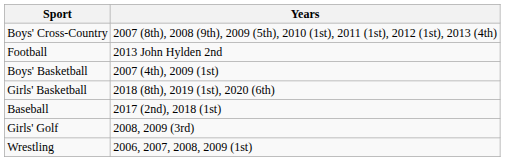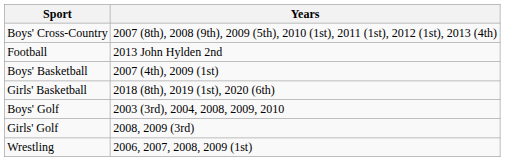+ row: (33, 109)
- row: (28, 109)
